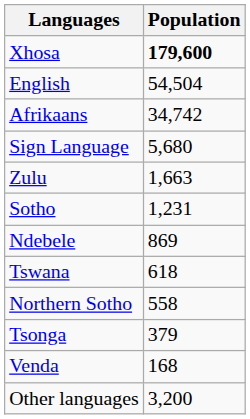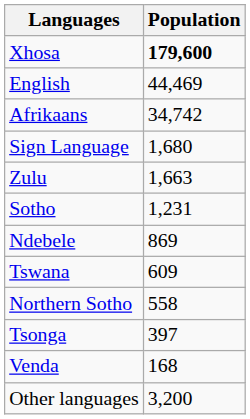(175, 83) 54,504 -> (175, 83) 44,469
(170, 146) 5,680 -> (170, 146) 1,680
(163, 271) 618 -> (163, 271) 609
(163, 334) 379 -> (163, 334) 397
